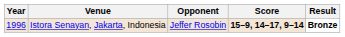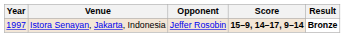(16, 26) 1996 -> (16, 26) 1997
